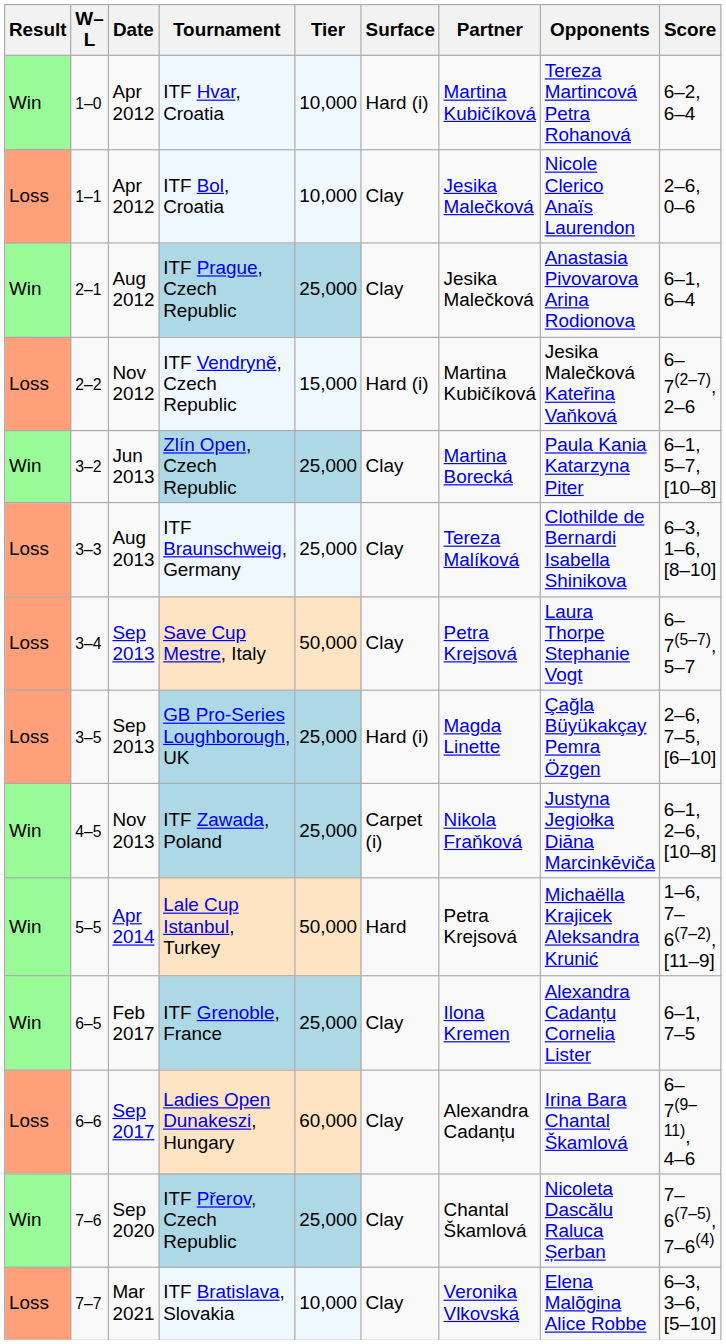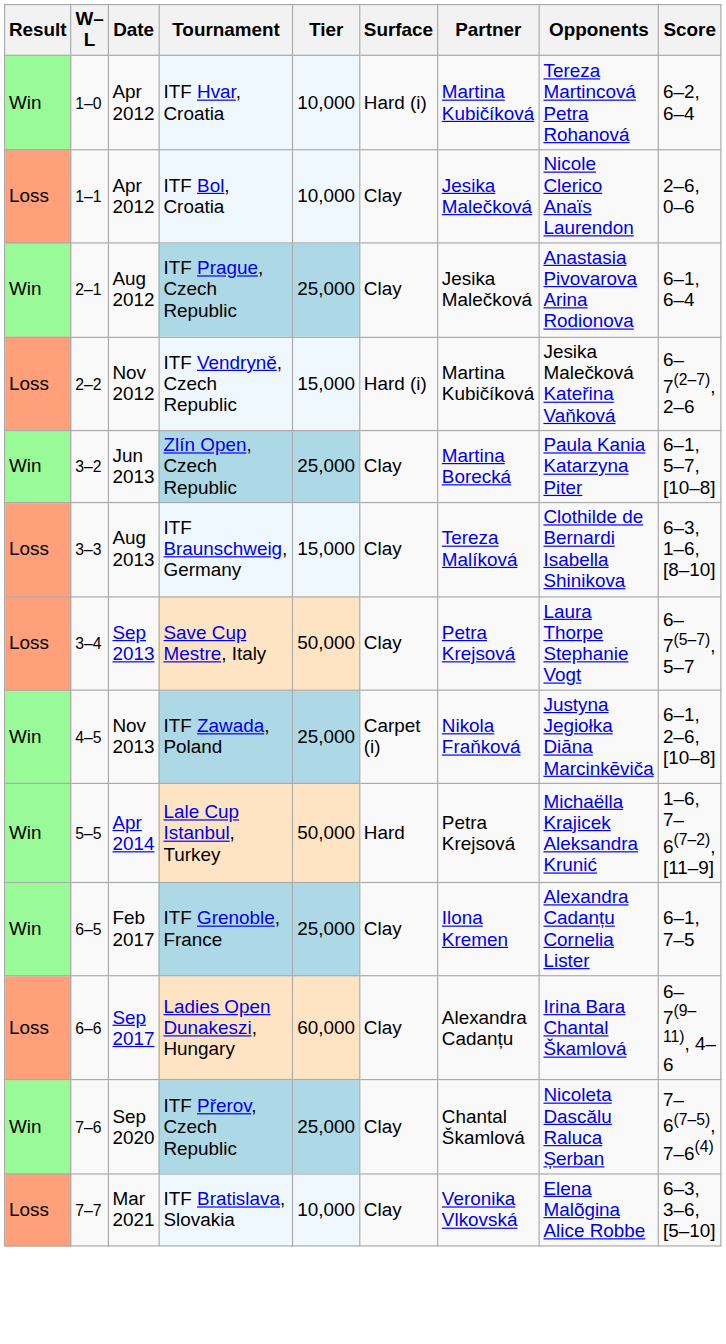(328, 549) 25,000 -> (326, 549) 15,000
- row: (227, 736)
